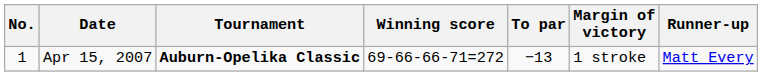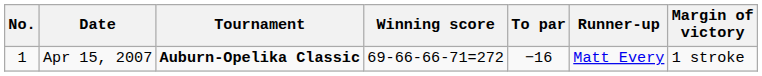columns swapped: (614, 26) <-> (708, 26)
(539, 59) −13 -> (539, 59) −16
